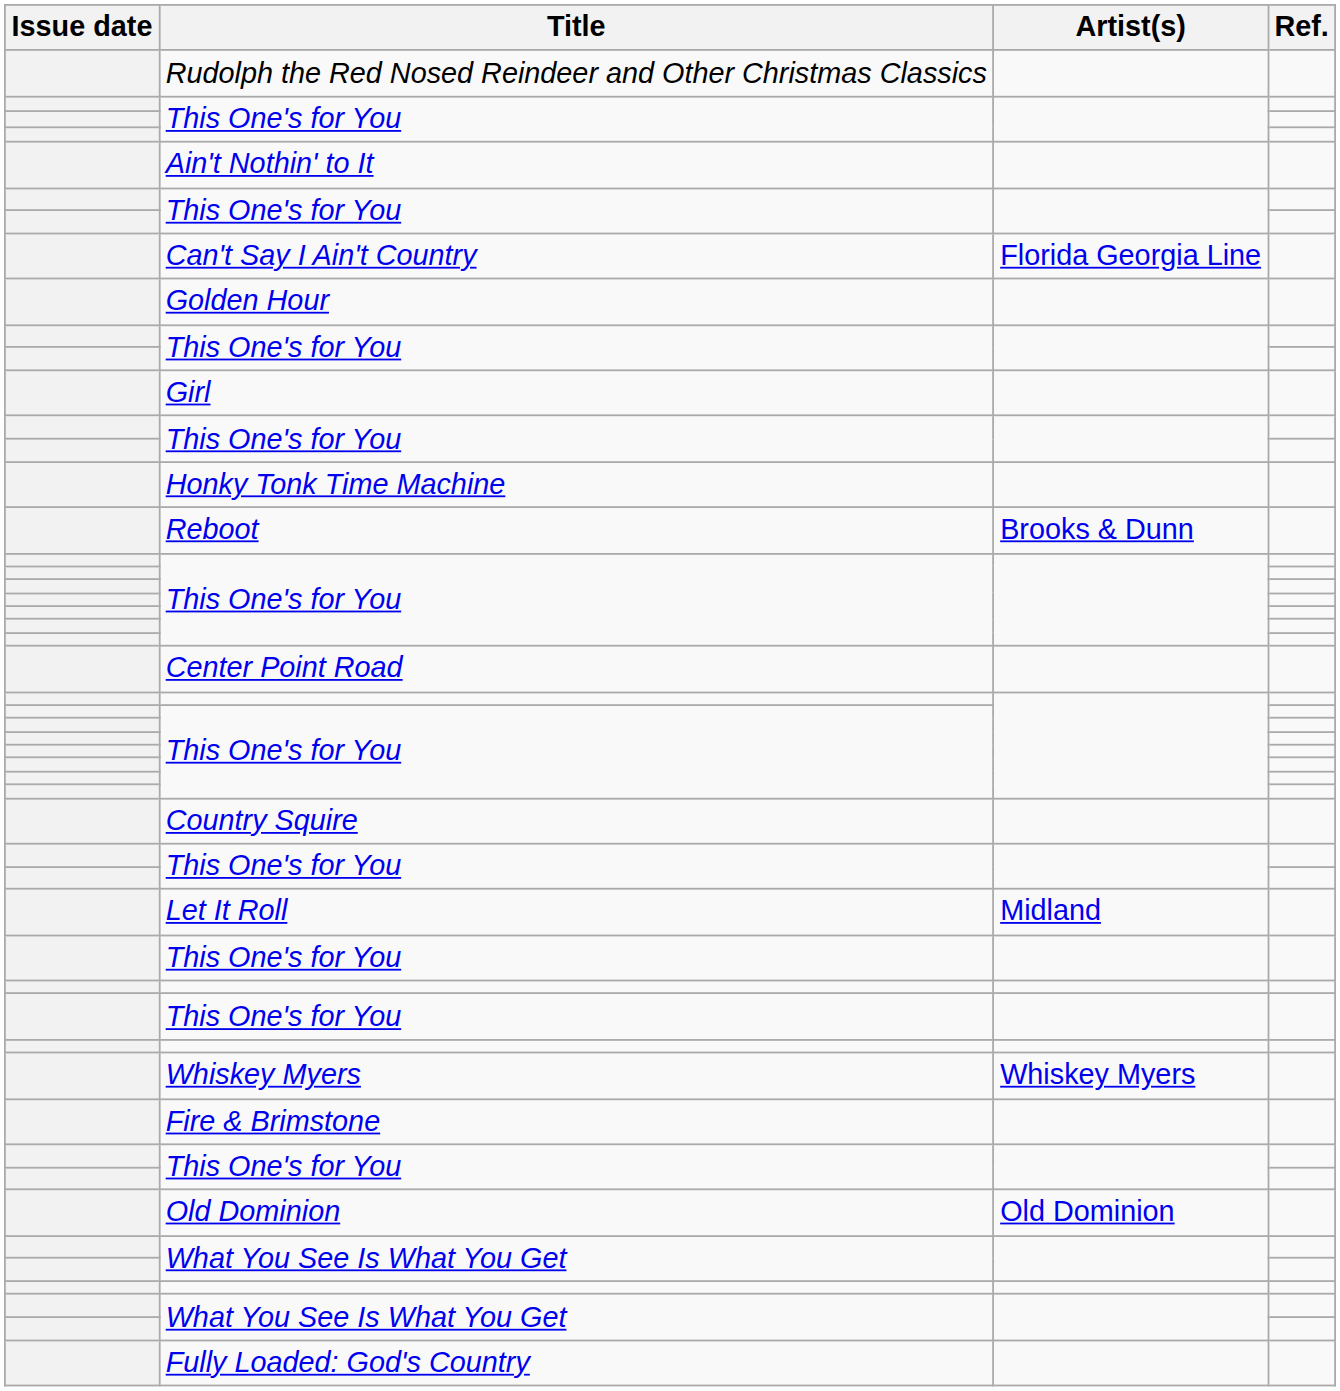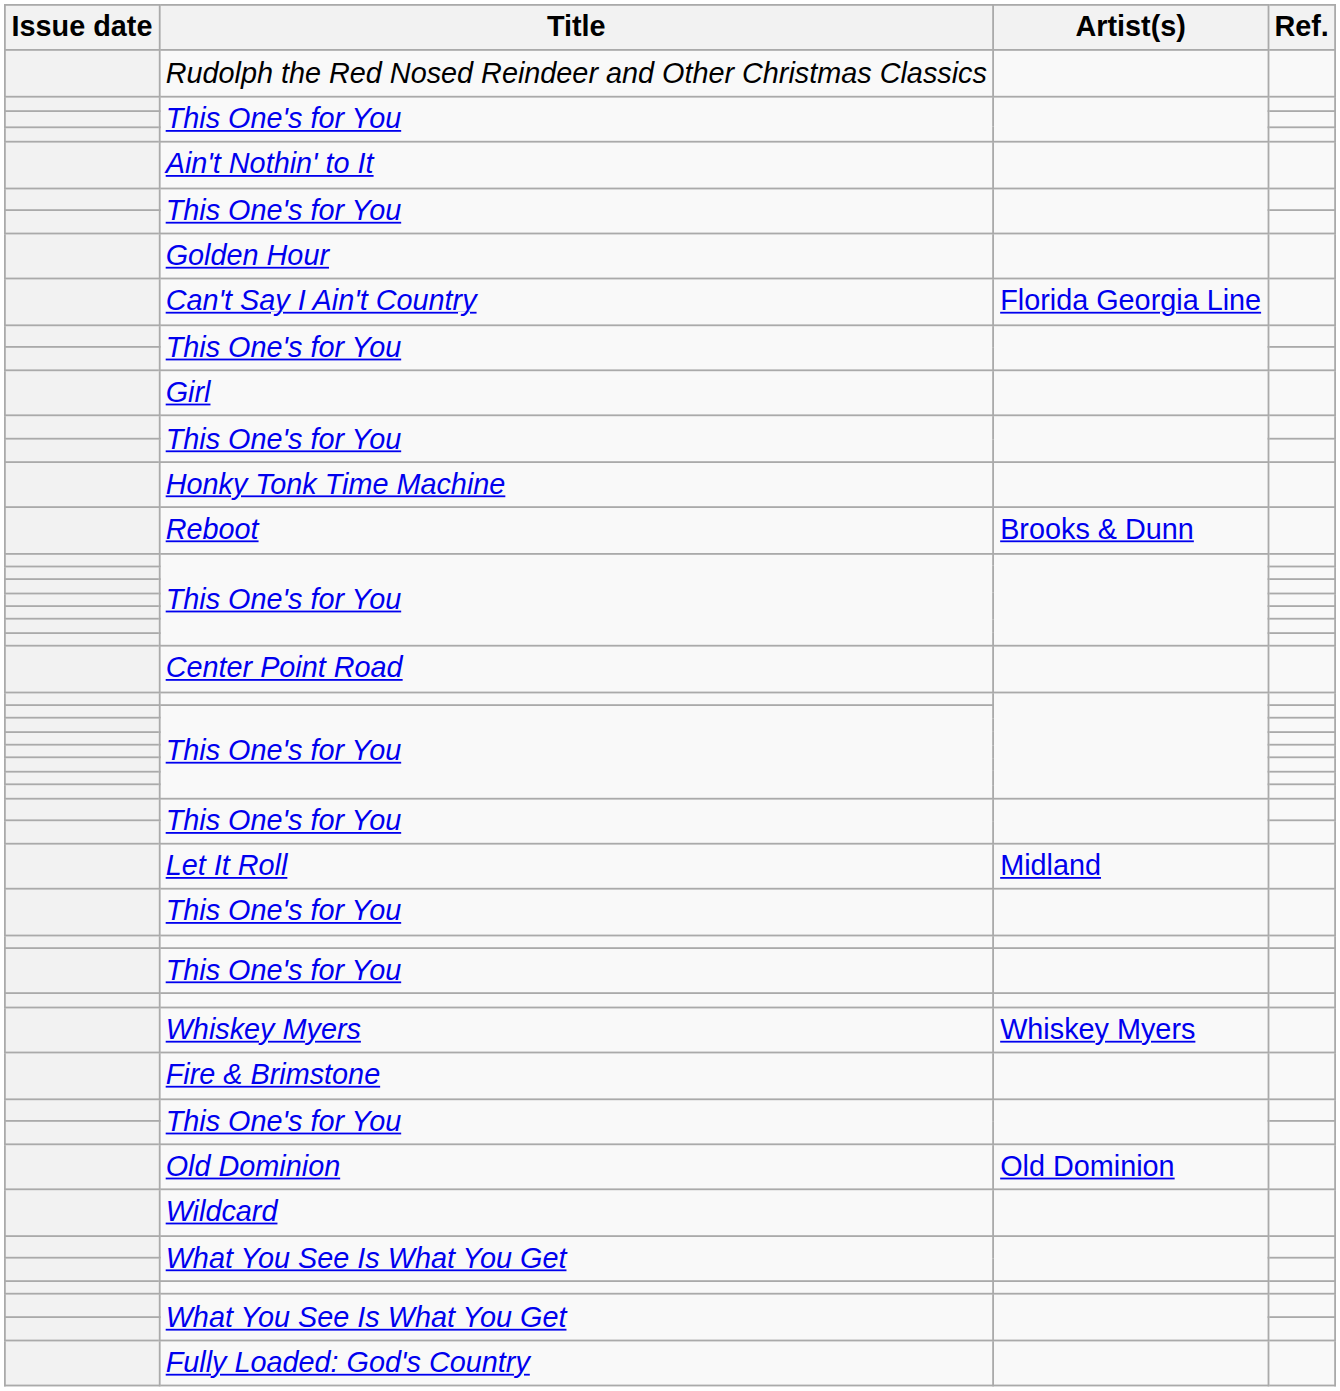rows swapped: (247, 301) <-> (321, 255)
- row: (262, 820)
+ row: (222, 1212)
